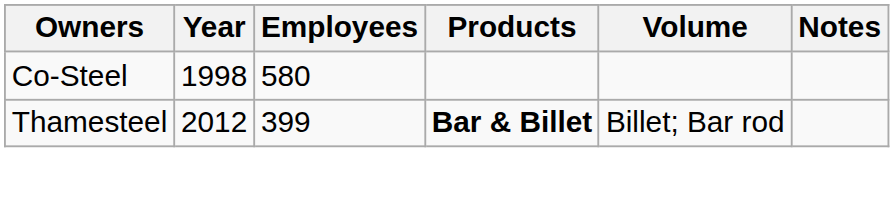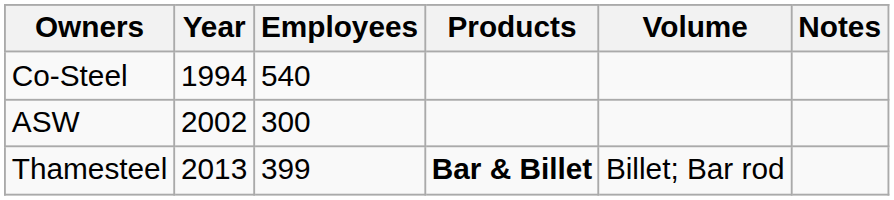(214, 75) 1998 -> (214, 75) 1994
(286, 75) 580 -> (286, 75) 540
+ row: (46, 122)
(214, 122) 2012 -> (214, 169) 2013
